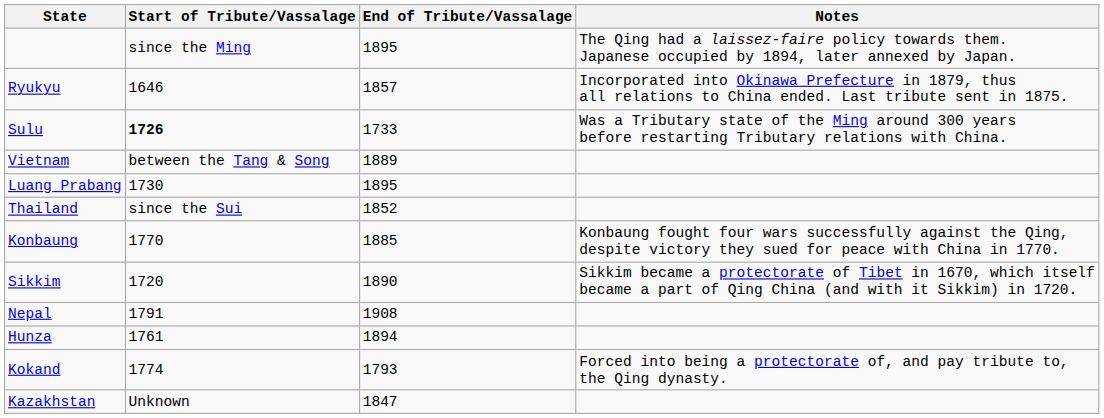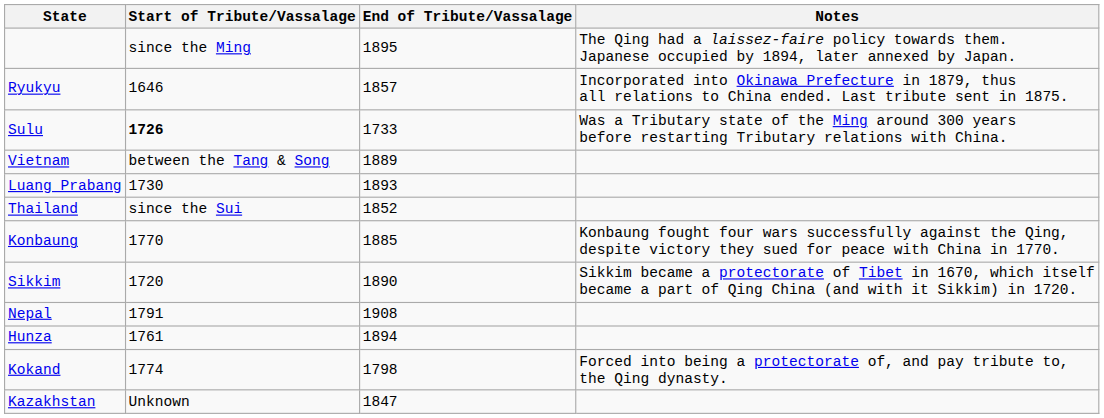(380, 185) 1895 -> (380, 185) 1893
(380, 370) 1793 -> (380, 370) 1798
